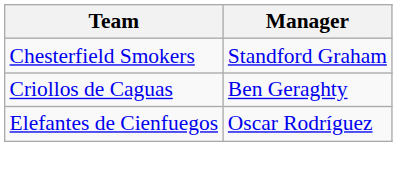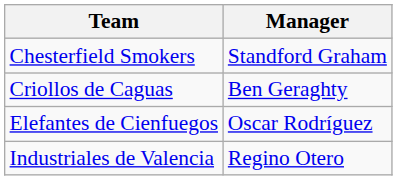+ row: (112, 157)
